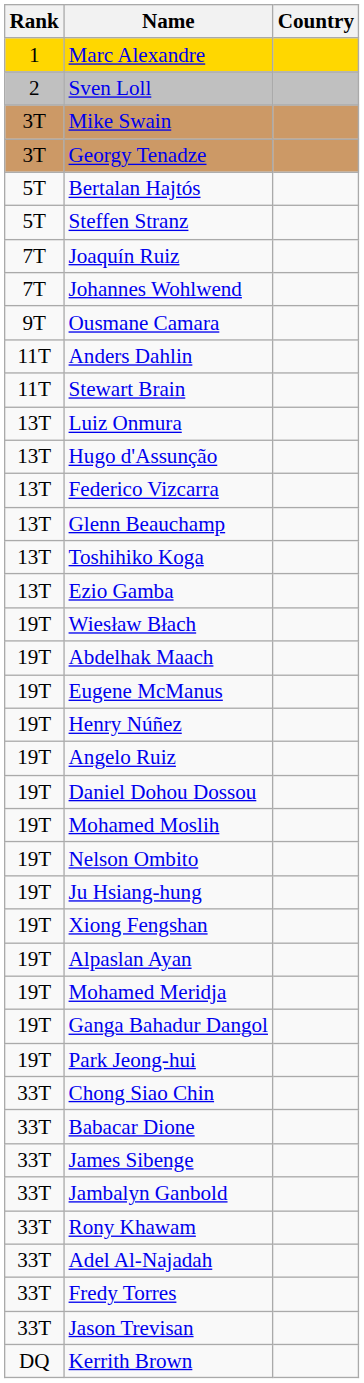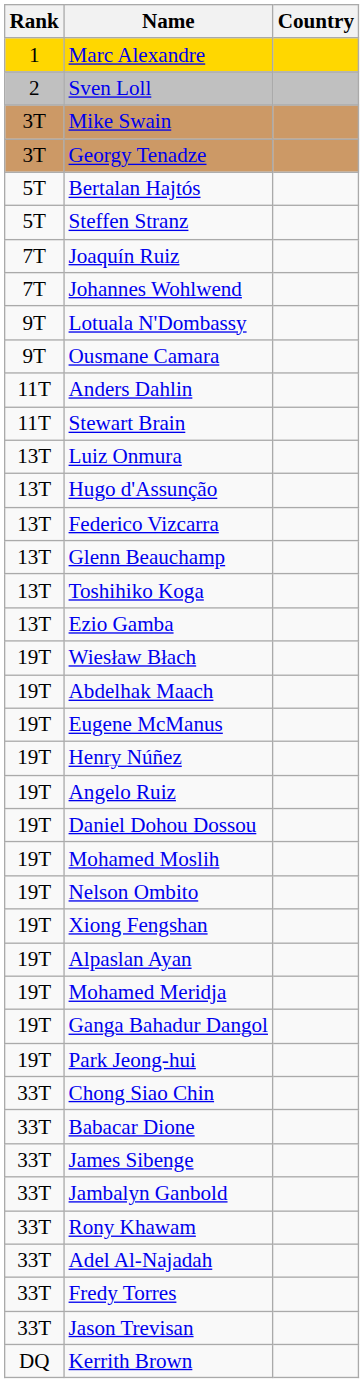+ row: (158, 322)
- row: (135, 892)
